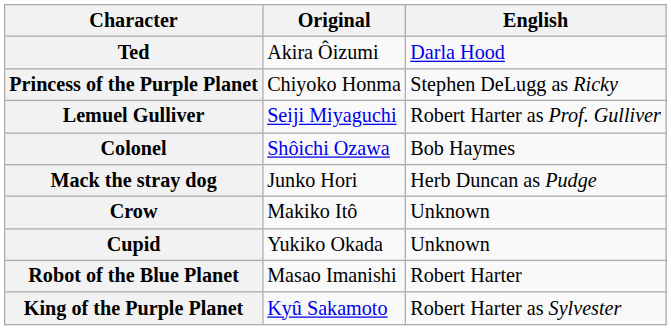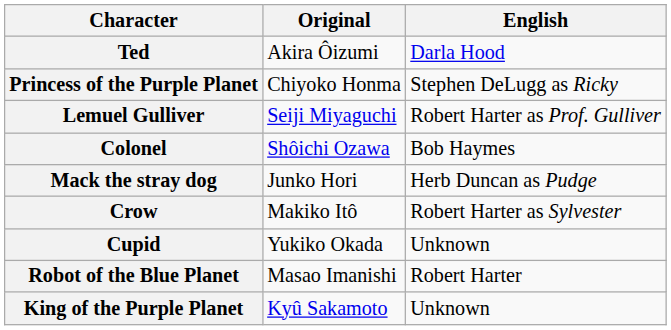(450, 212) Unknown -> (516, 212) Robert Harter as Sylvester
(516, 308) Robert Harter as Sylvester -> (450, 308) Unknown
